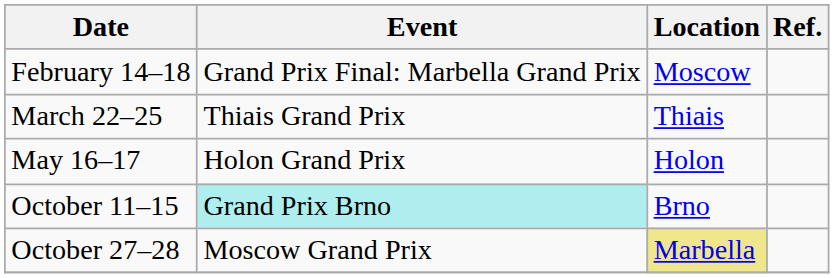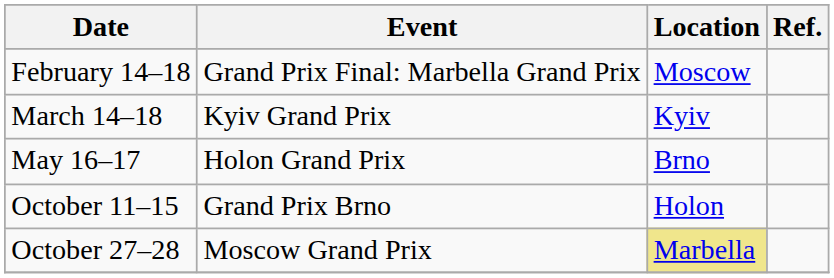+ row: (87, 116)
- row: (87, 116)
(689, 160) Holon -> (682, 160) Brno
(297, 205) paleturquoise background -> (297, 205) no background
(682, 205) Brno -> (689, 205) Holon
